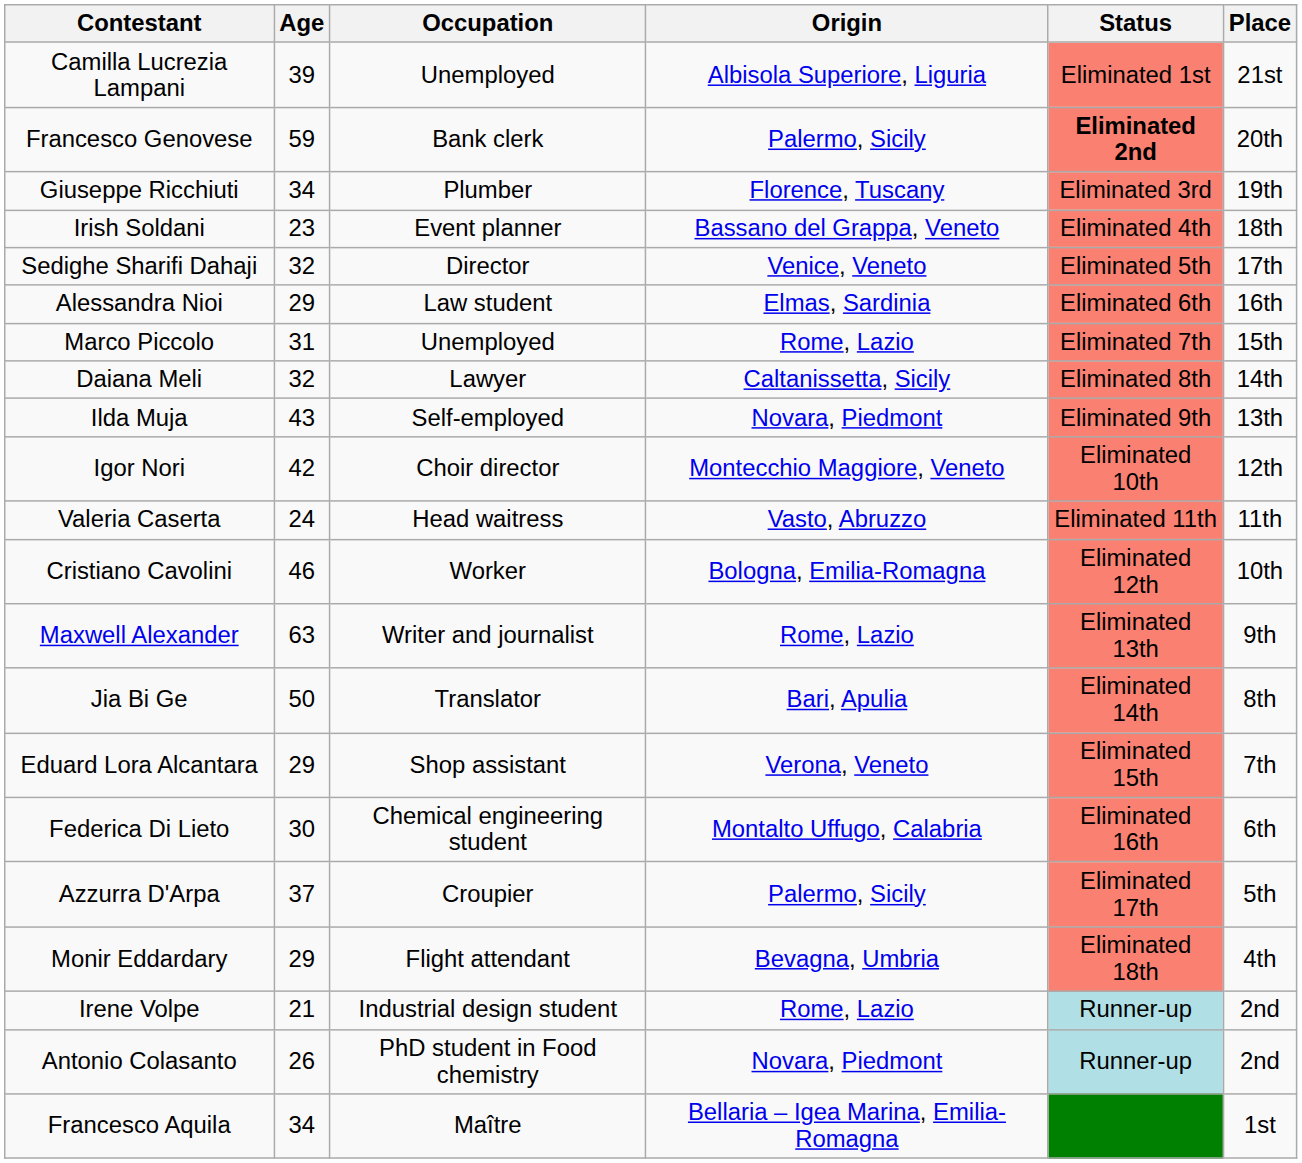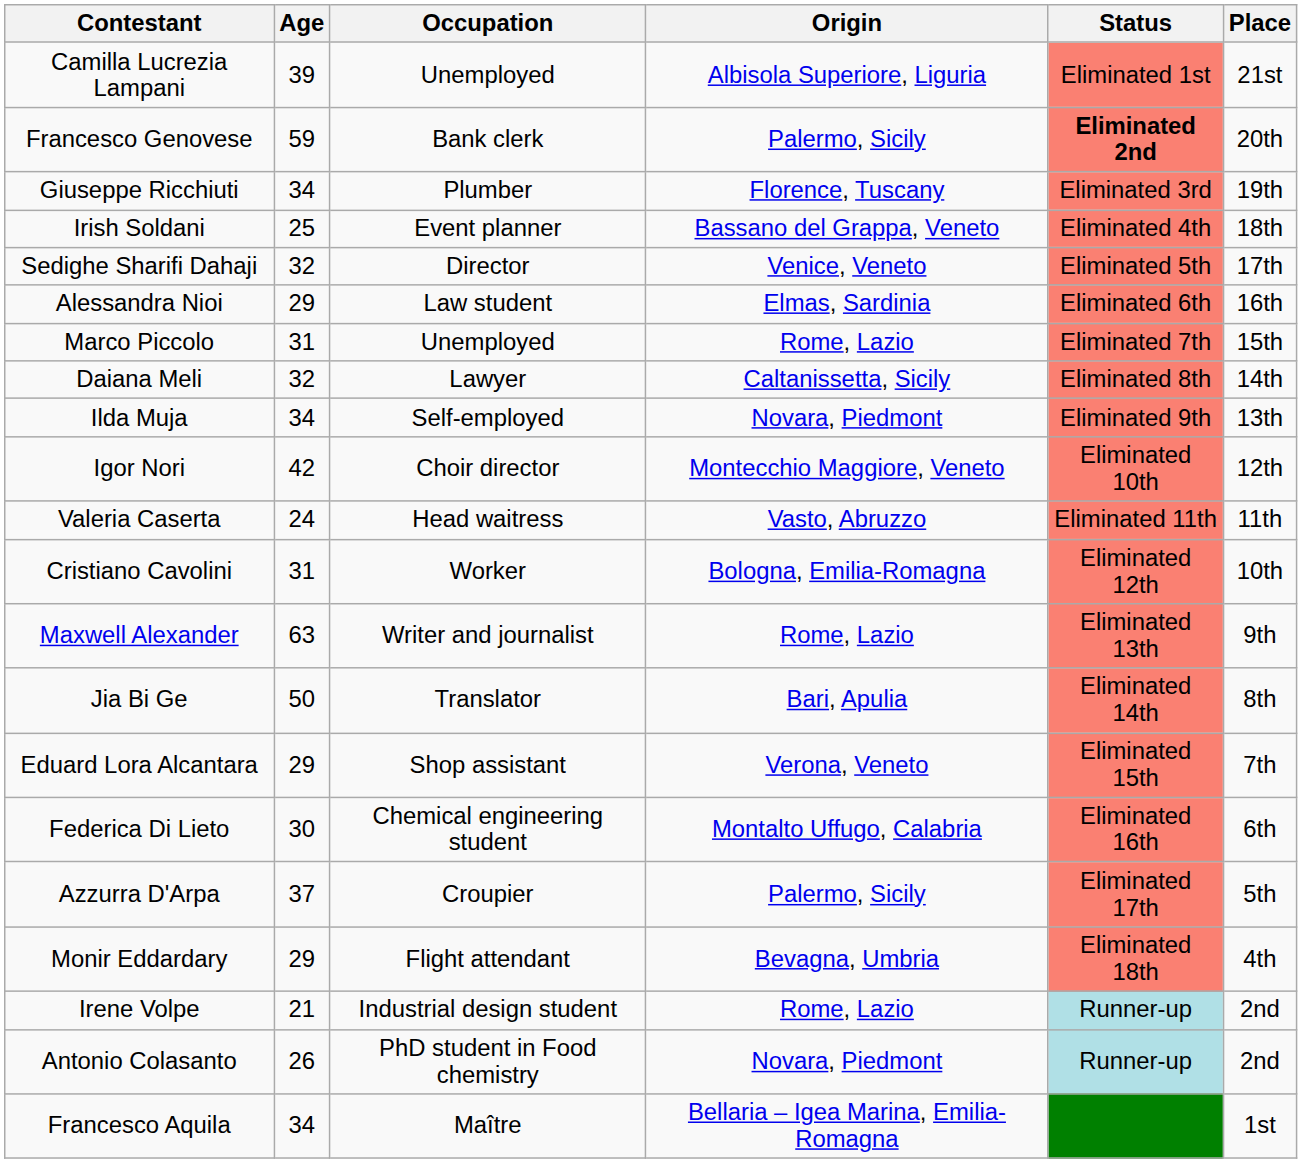(302, 228) 23 -> (302, 228) 25
(302, 417) 43 -> (302, 417) 34
(302, 570) 46 -> (302, 570) 31
